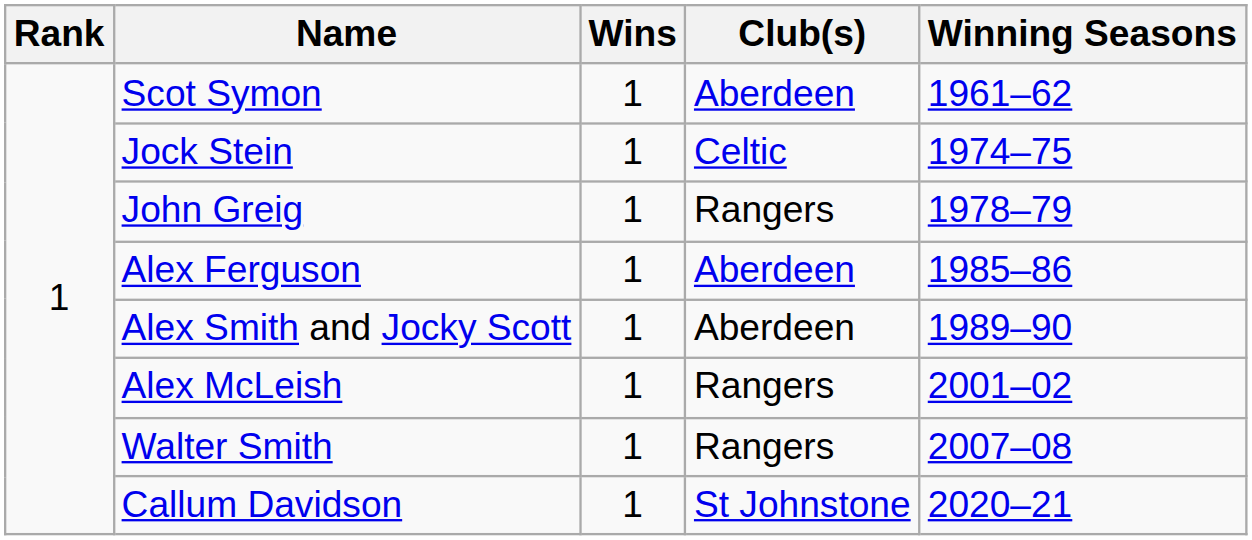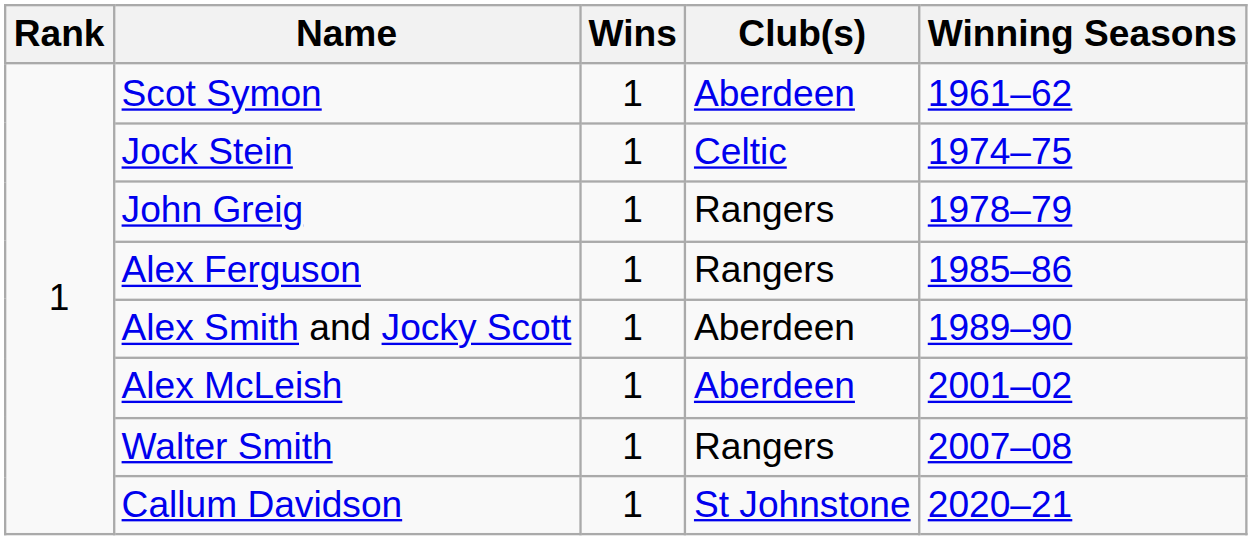(774, 269) Aberdeen -> (764, 269) Rangers
(764, 387) Rangers -> (774, 387) Aberdeen
